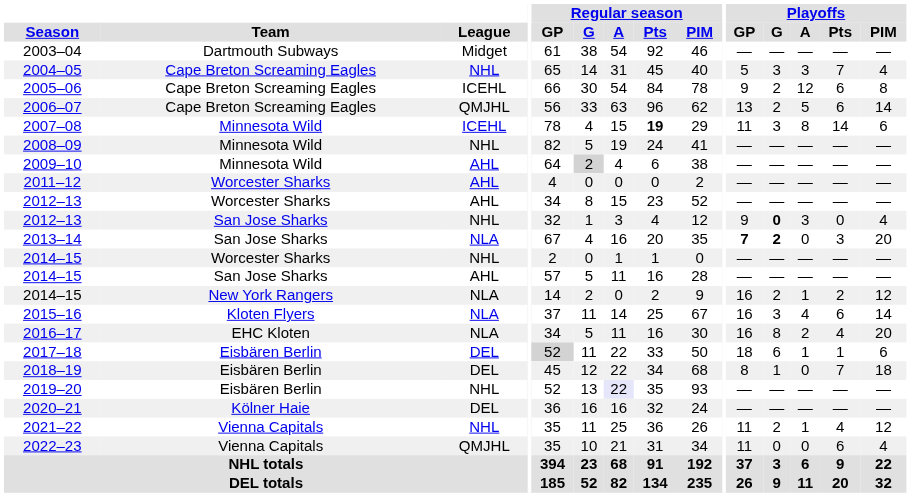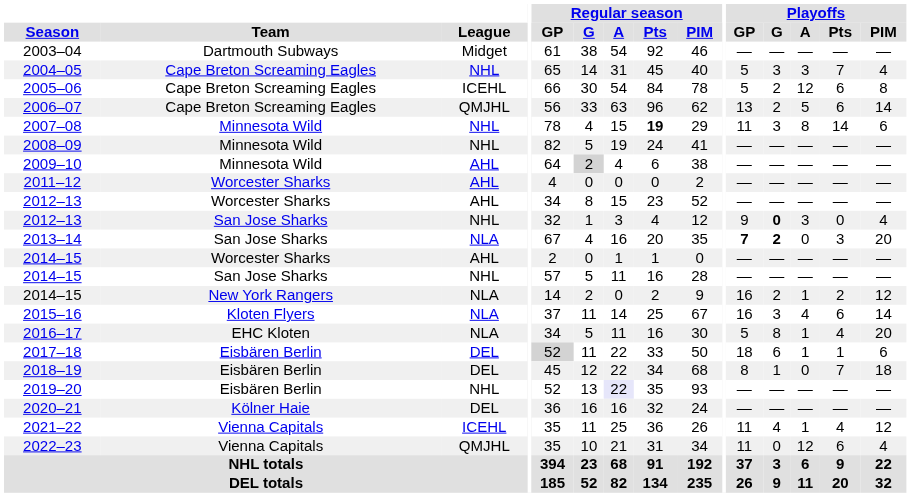(744, 88) 9 -> (744, 88) 5
(484, 126) ICEHL -> (484, 126) NHL
(484, 257) NHL -> (484, 257) AHL
(484, 276) AHL -> (484, 276) NHL
(744, 333) 16 -> (744, 333) 5
(805, 333) 2 -> (805, 333) 1
(484, 427) NHL -> (484, 427) ICEHL
(777, 427) 2 -> (777, 427) 4
(805, 445) 0 -> (805, 445) 12
